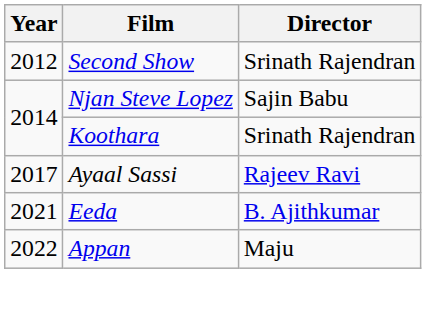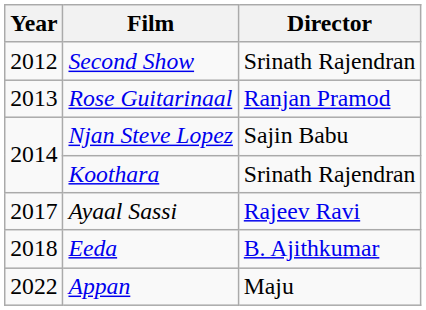+ row: (150, 98)
(34, 211) 2021 -> (34, 248) 2018
